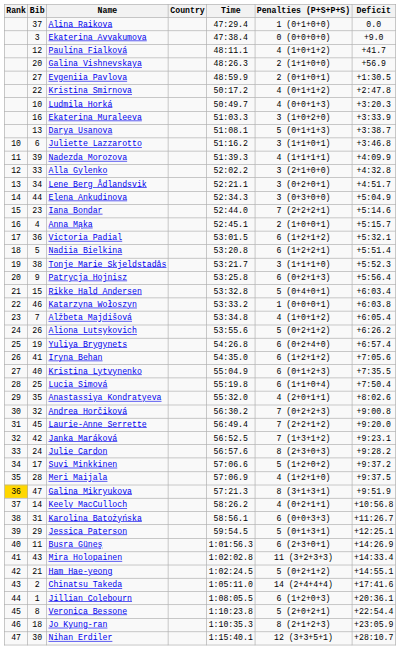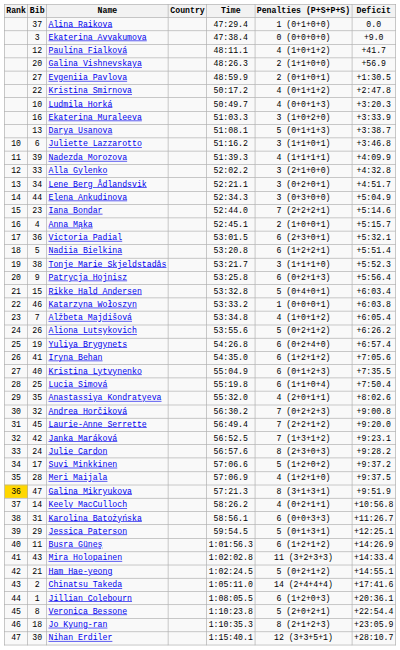(303, 238) 6 (1+2+1+2) -> (303, 238) 6 (2+3+0+1)
(303, 545) 6 (2+3+0+1) -> (303, 545) 6 (1+2+1+2)
